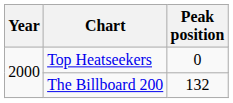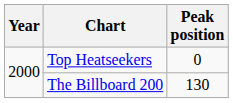(197, 85) 132 -> (197, 85) 130
